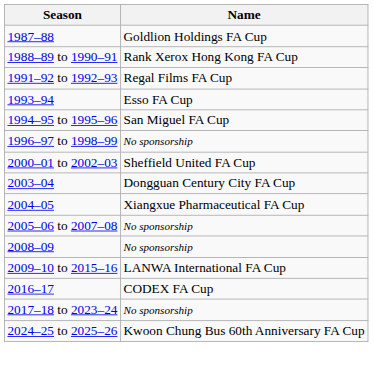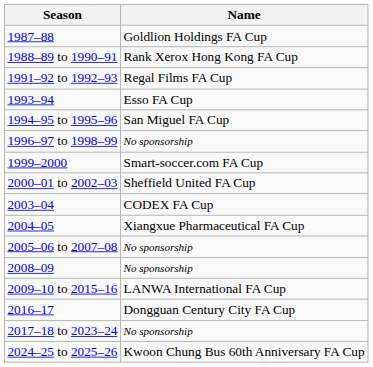+ row: (37, 162)
(209, 183) Dongguan Century City FA Cup -> (168, 204) CODEX FA Cup
(168, 288) CODEX FA Cup -> (209, 309) Dongguan Century City FA Cup
